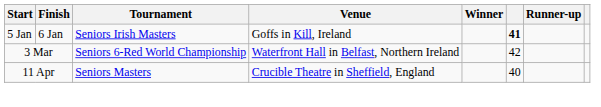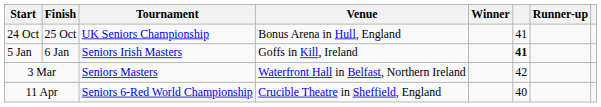+ row: (23, 34)
(161, 53) Seniors 6-Red World Championship -> (120, 73) Seniors Masters
(113, 73) Seniors Masters -> (167, 92) Seniors 6-Red World Championship
